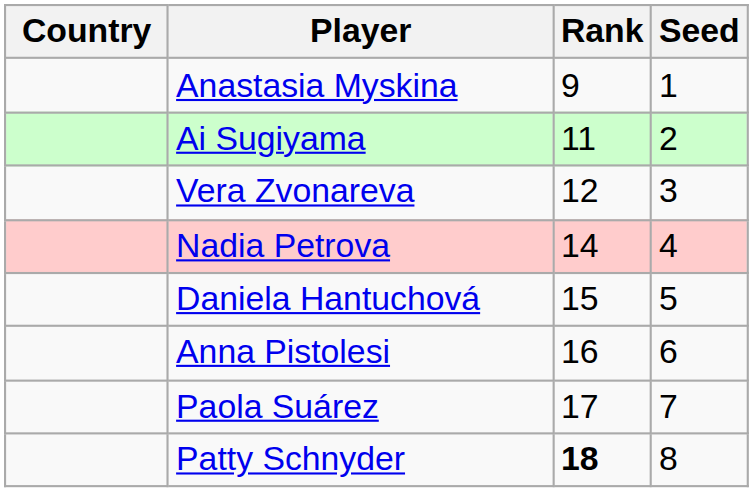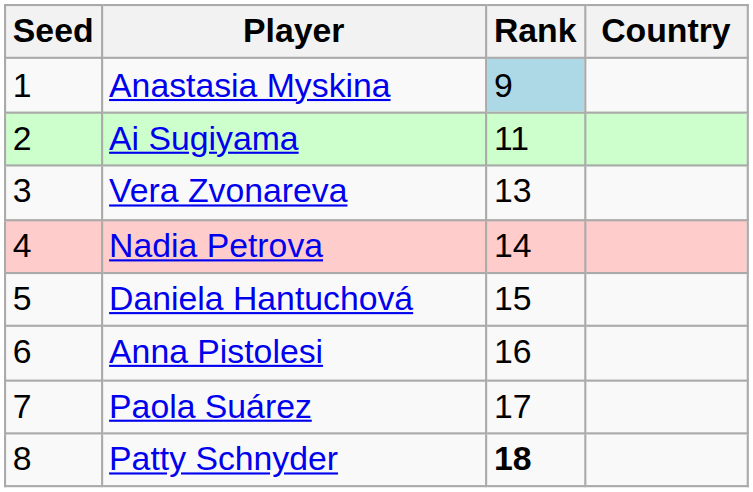columns swapped: (87, 31) <-> (699, 31)
(570, 84) no background -> (503, 84) lightblue background
(580, 191) 12 -> (513, 191) 13
